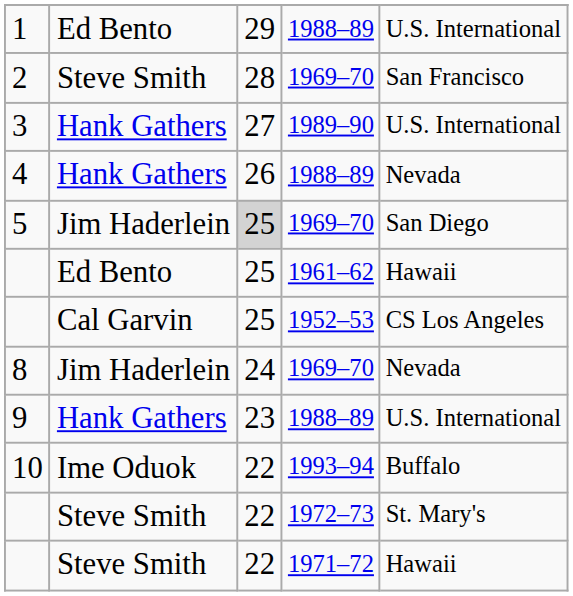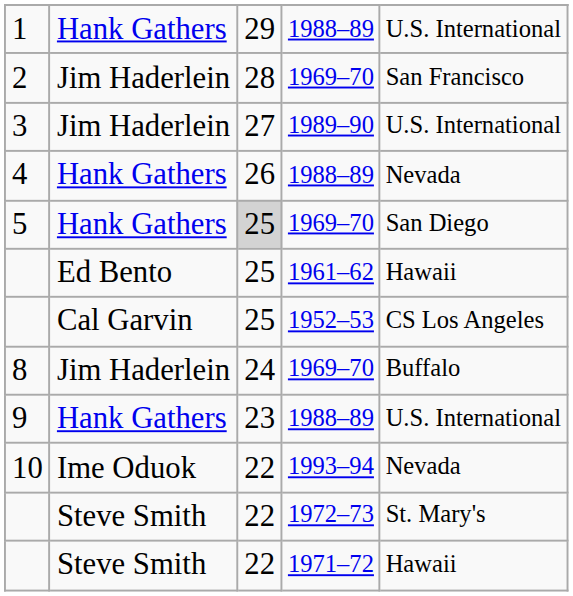(115, 28) Ed Bento -> (142, 28) Hank Gathers
(132, 77) Steve Smith -> (144, 77) Jim Haderlein
(142, 126) Hank Gathers -> (144, 126) Jim Haderlein
(144, 223) Jim Haderlein -> (142, 223) Hank Gathers
(423, 369) Nevada -> (423, 369) Buffalo
(423, 467) Buffalo -> (423, 467) Nevada
